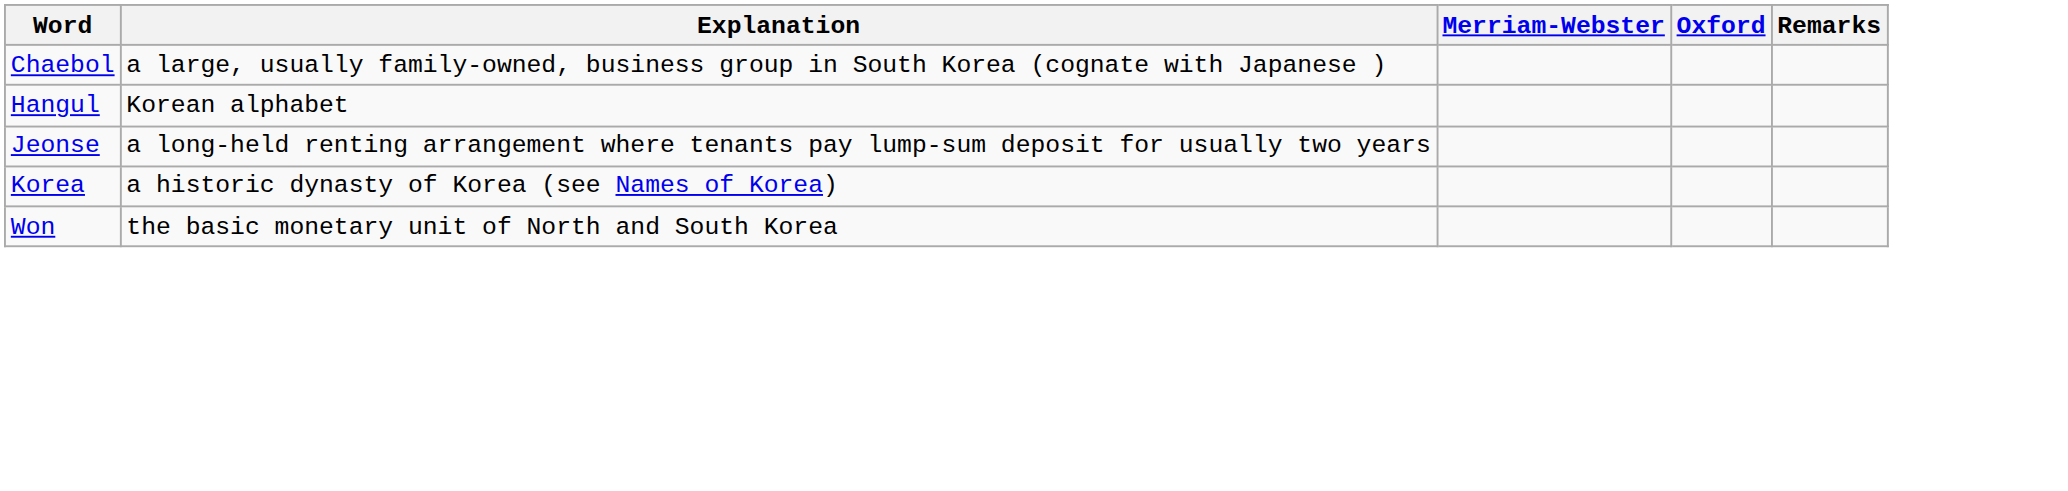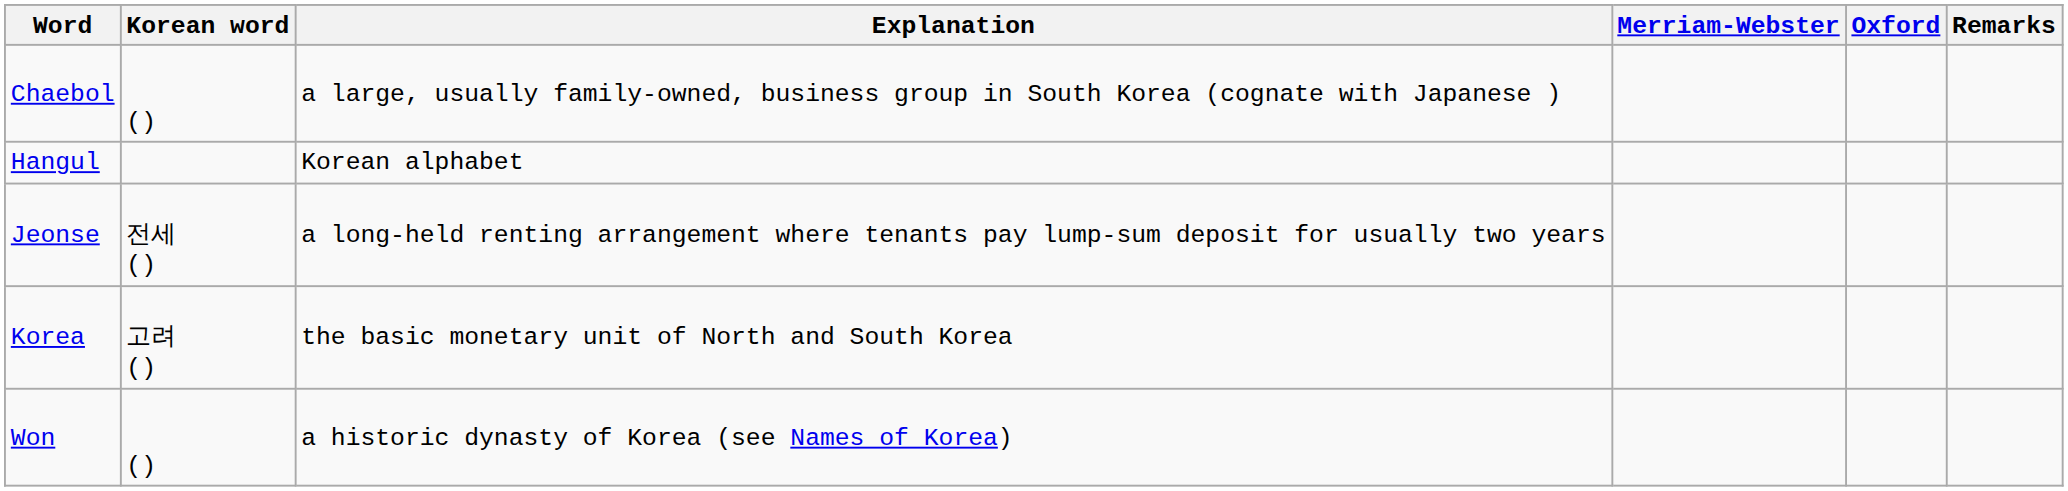+ column: (208, 25)
(482, 186) a historic dynasty of Korea (see Names of Korea) -> (657, 337) the basic monetary unit of North and South Korea
(482, 226) the basic monetary unit of North and South Korea -> (657, 437) a historic dynasty of Korea (see Names of Korea)
